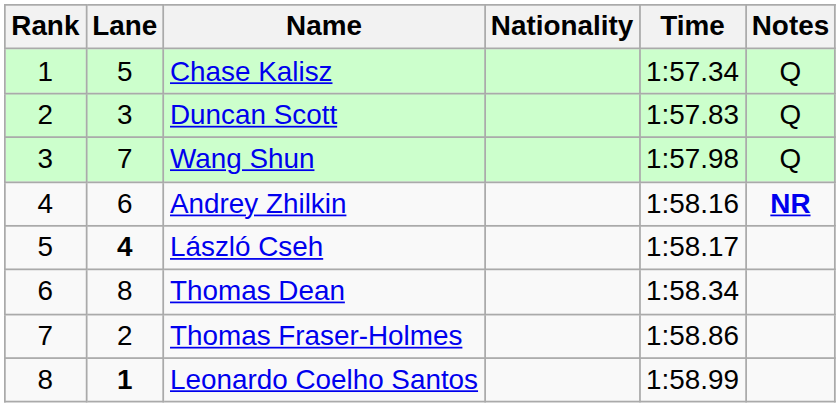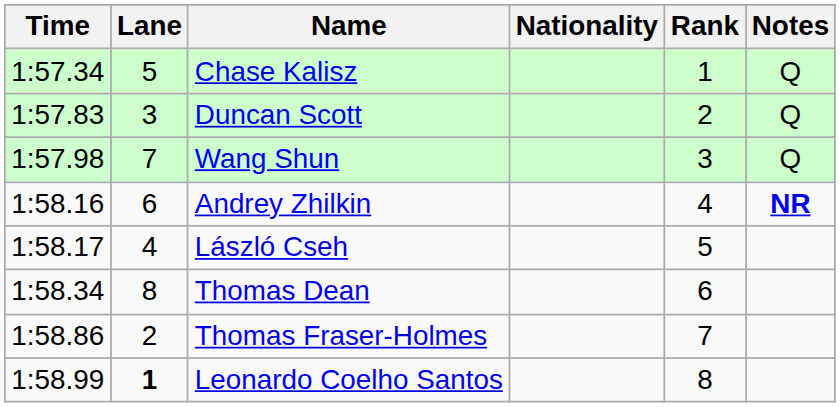columns swapped: (45, 26) <-> (692, 26)
(125, 247) bold -> (150, 247) normal
